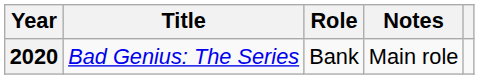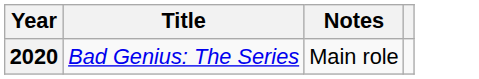- column: (334, 21)
